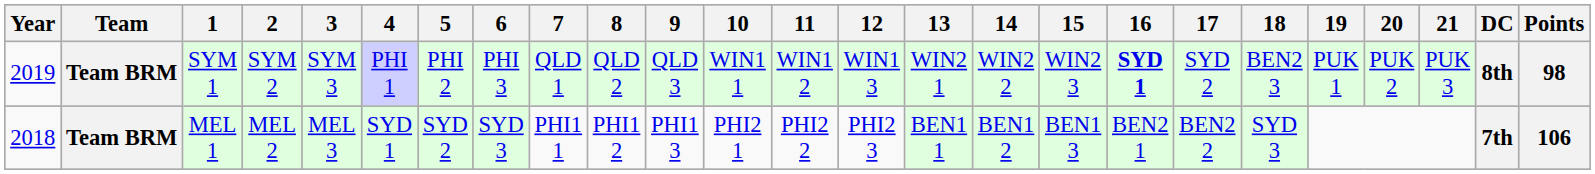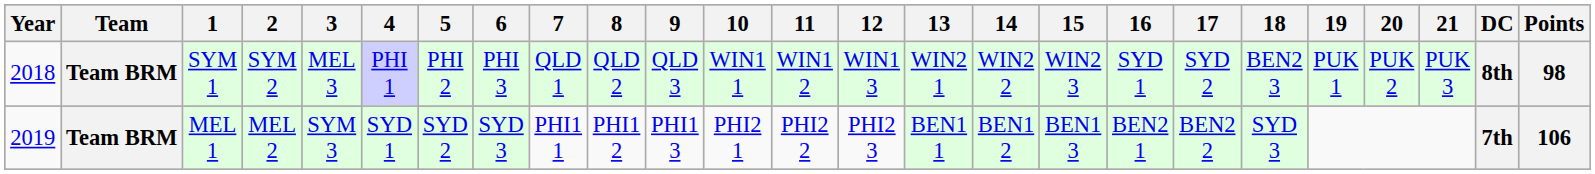(33, 73) 2019 -> (33, 73) 2018
(332, 73) SYM 3 -> (332, 73) MEL 3
(1140, 73) bold -> (1140, 73) normal
(33, 137) 2018 -> (33, 137) 2019
(332, 137) MEL 3 -> (332, 137) SYM 3
